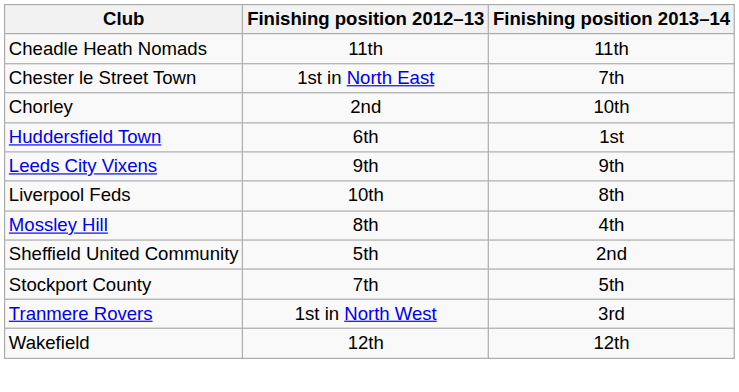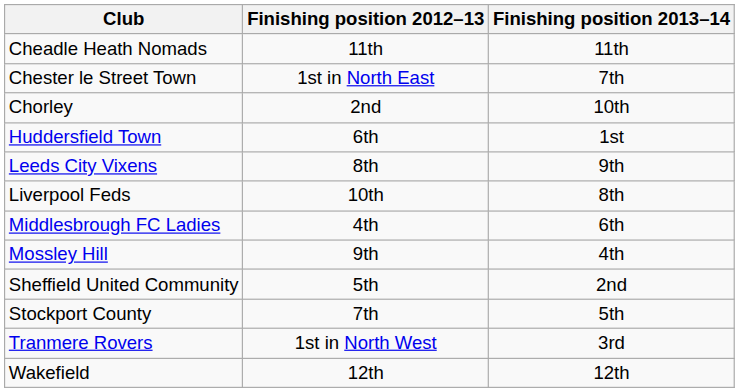(366, 166) 9th -> (366, 166) 8th
+ row: (115, 225)
(366, 225) 8th -> (366, 254) 9th
